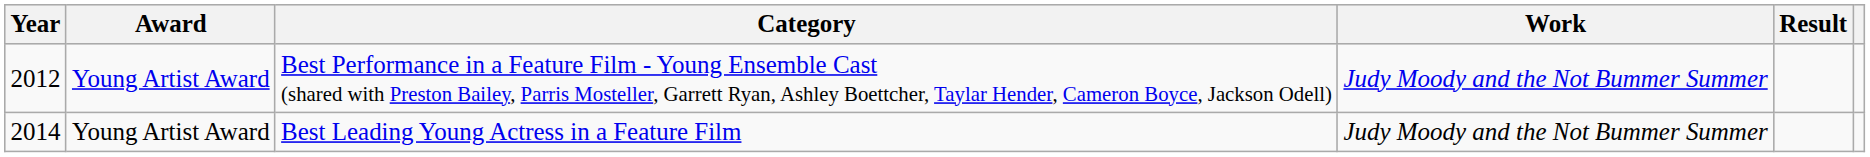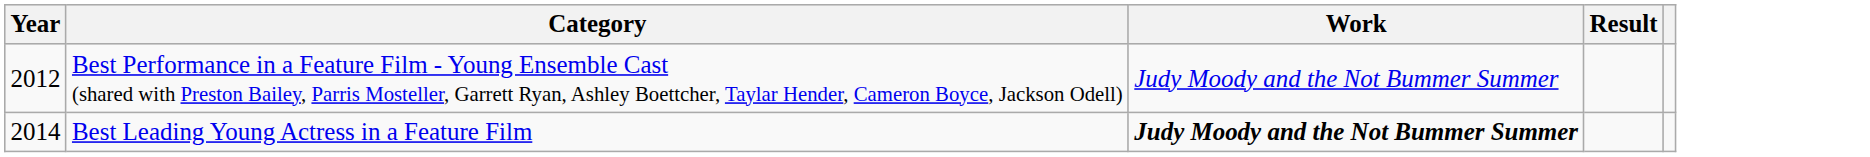- column: (171, 24)
(1556, 131) normal -> (1356, 131) bold
